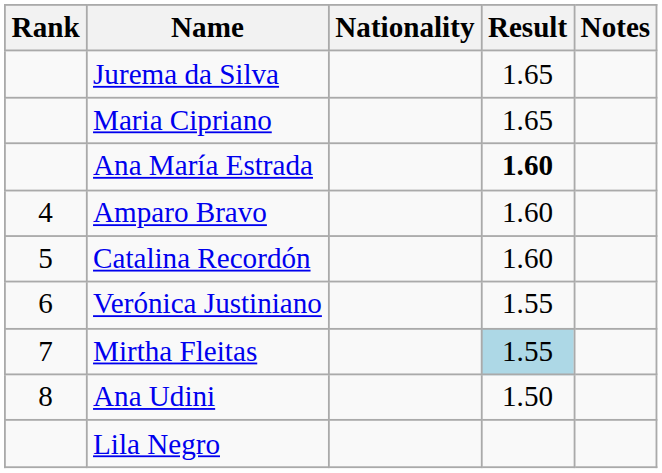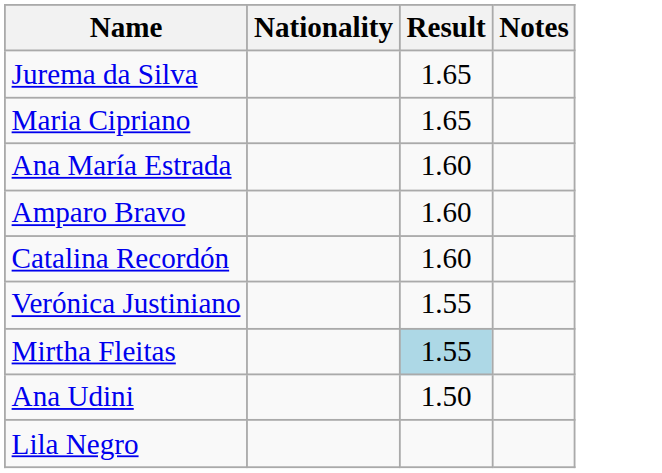- column: (46, 27)
(528, 166) bold -> (446, 166) normal
